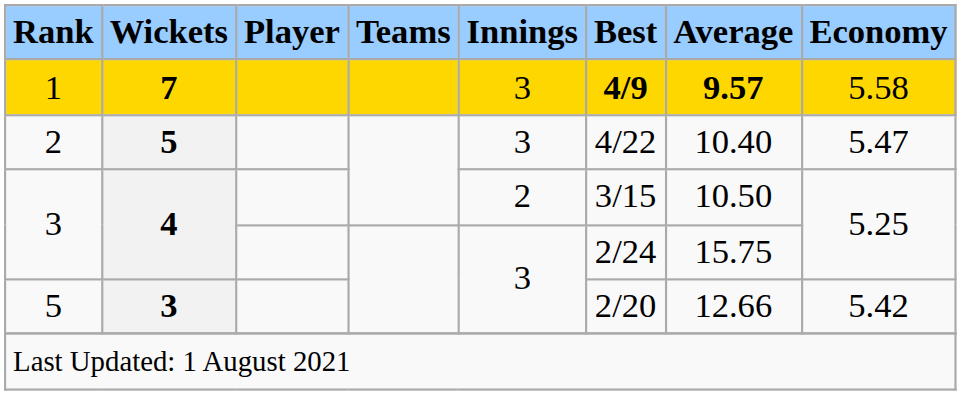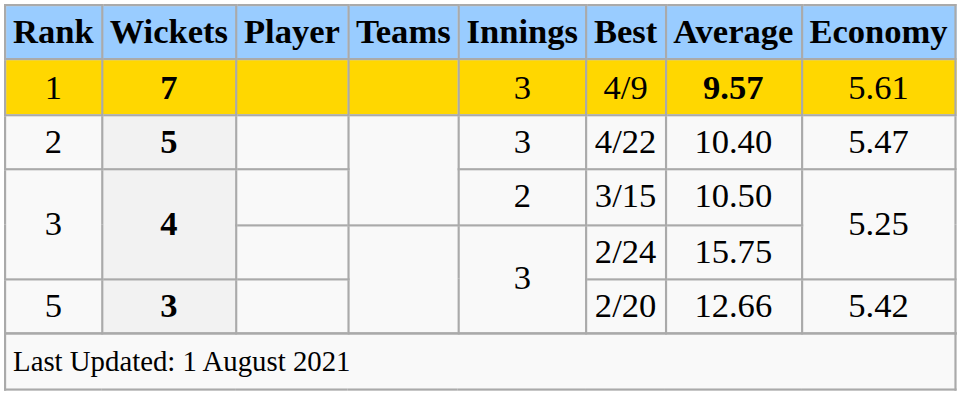(626, 86) bold -> (626, 86) normal
(878, 86) 5.58 -> (878, 86) 5.61
